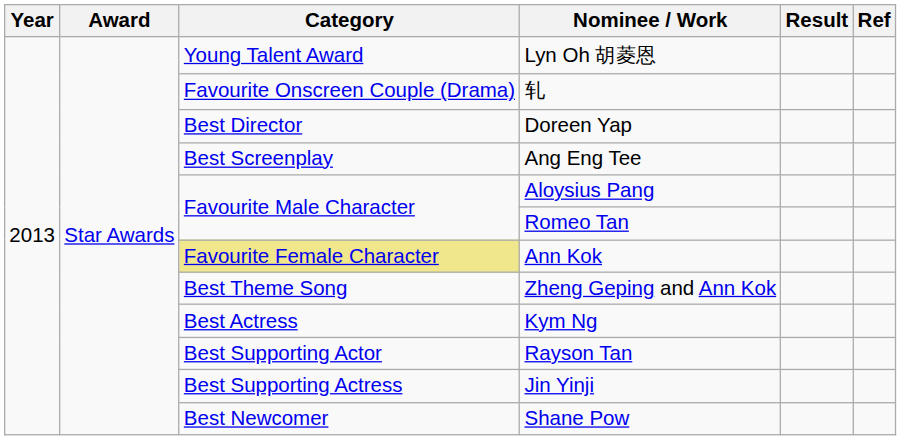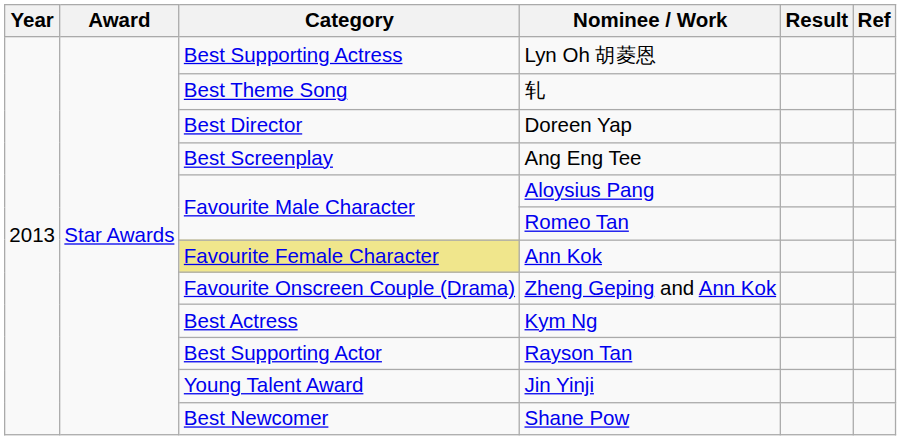(274, 55) Young Talent Award -> (293, 55) Best Supporting Actress
(349, 91) Favourite Onscreen Couple (Drama) -> (266, 91) Best Theme Song
(266, 288) Best Theme Song -> (349, 288) Favourite Onscreen Couple (Drama)
(293, 385) Best Supporting Actress -> (274, 385) Young Talent Award
